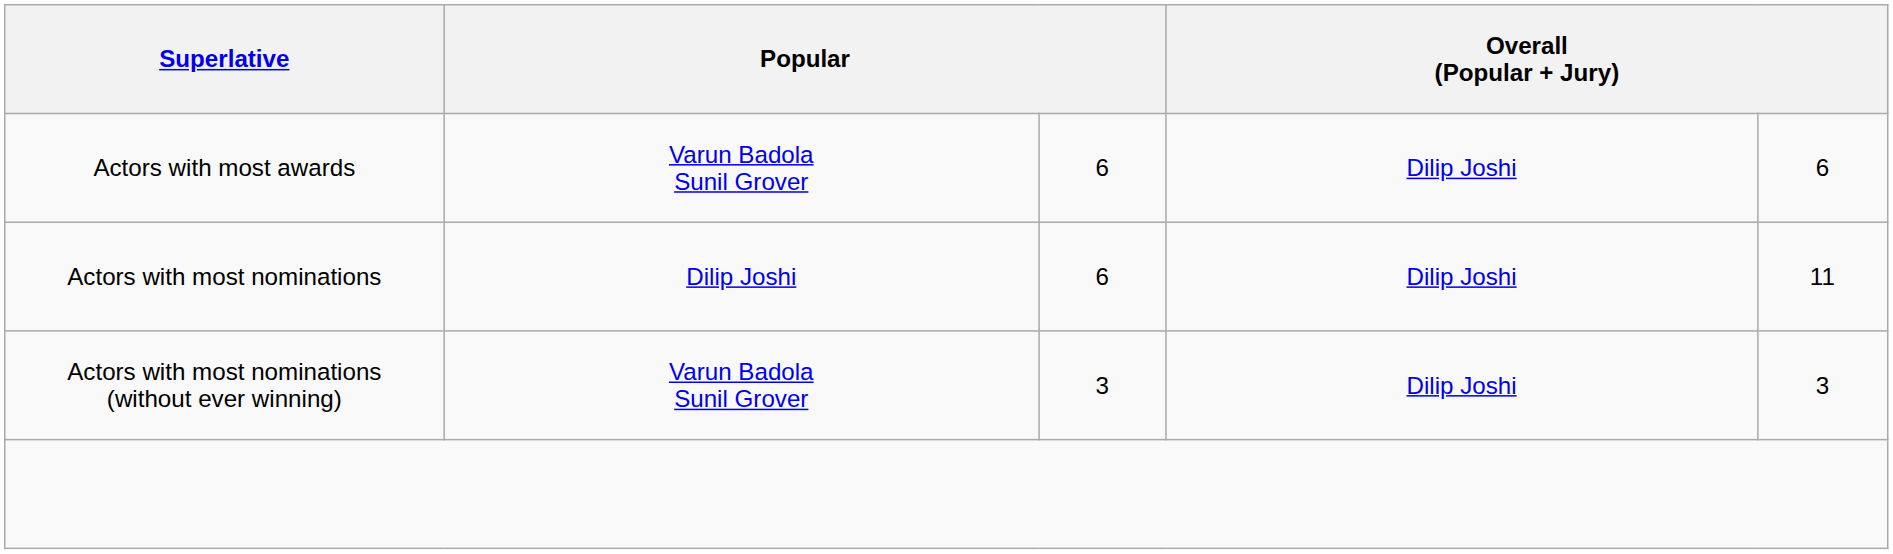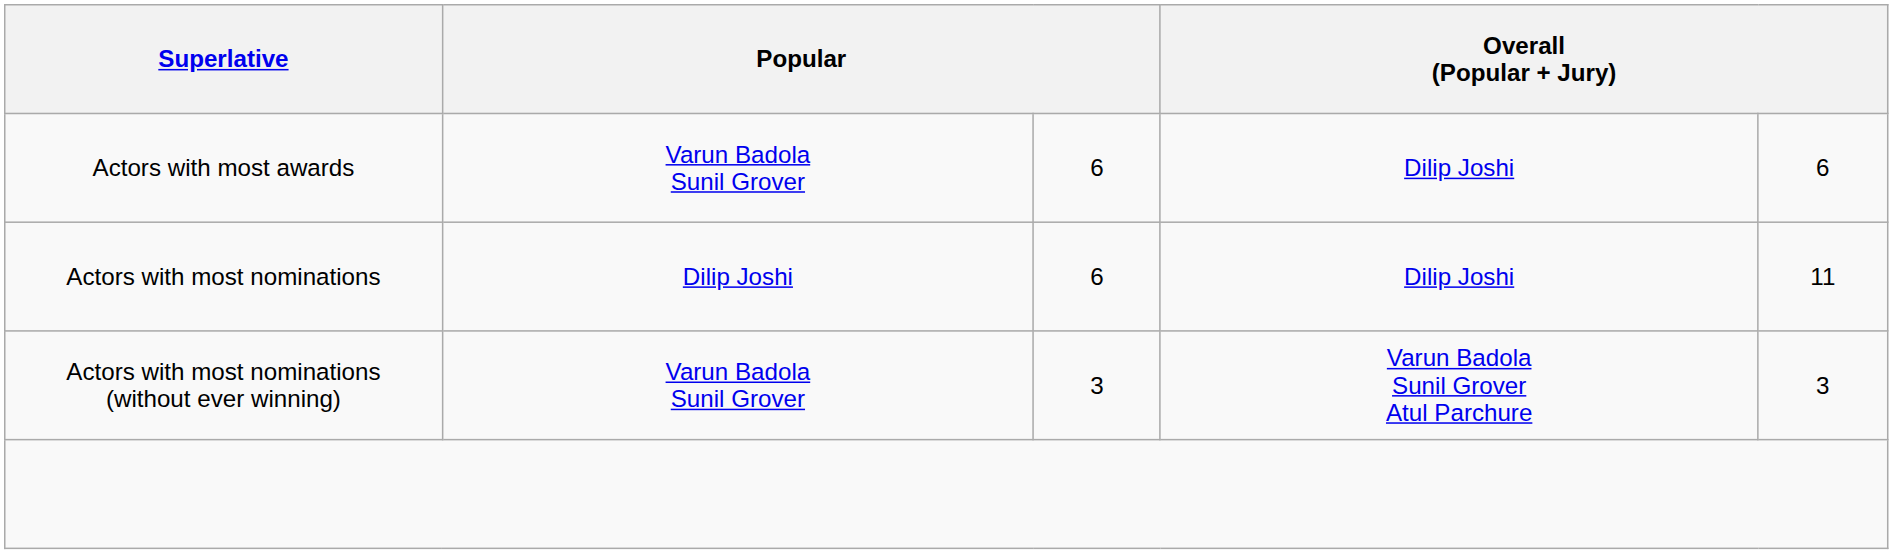(1462, 385) Dilip Joshi -> (1459, 385) Varun Badola Sunil Grover Atul Parchure
